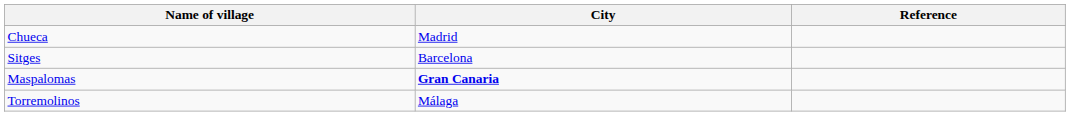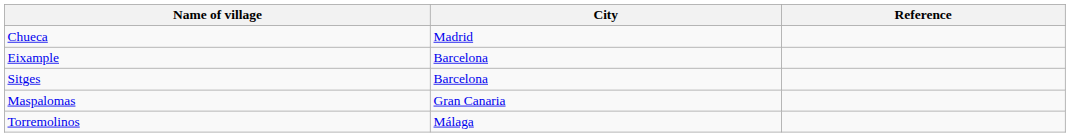+ row: (33, 57)
(458, 79) bold -> (470, 100) normal
